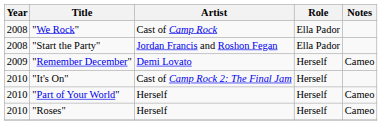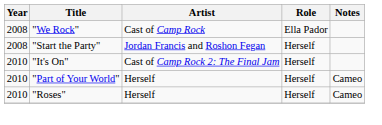(318, 45) Ella Pador -> (300, 45) Herself
- row: (82, 62)
